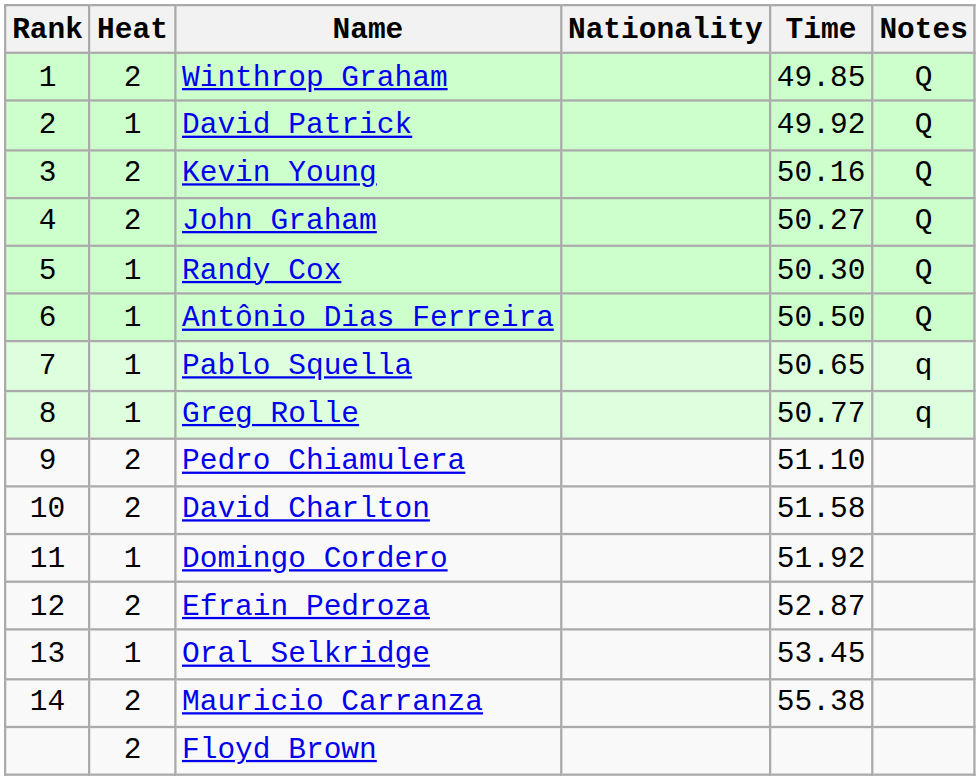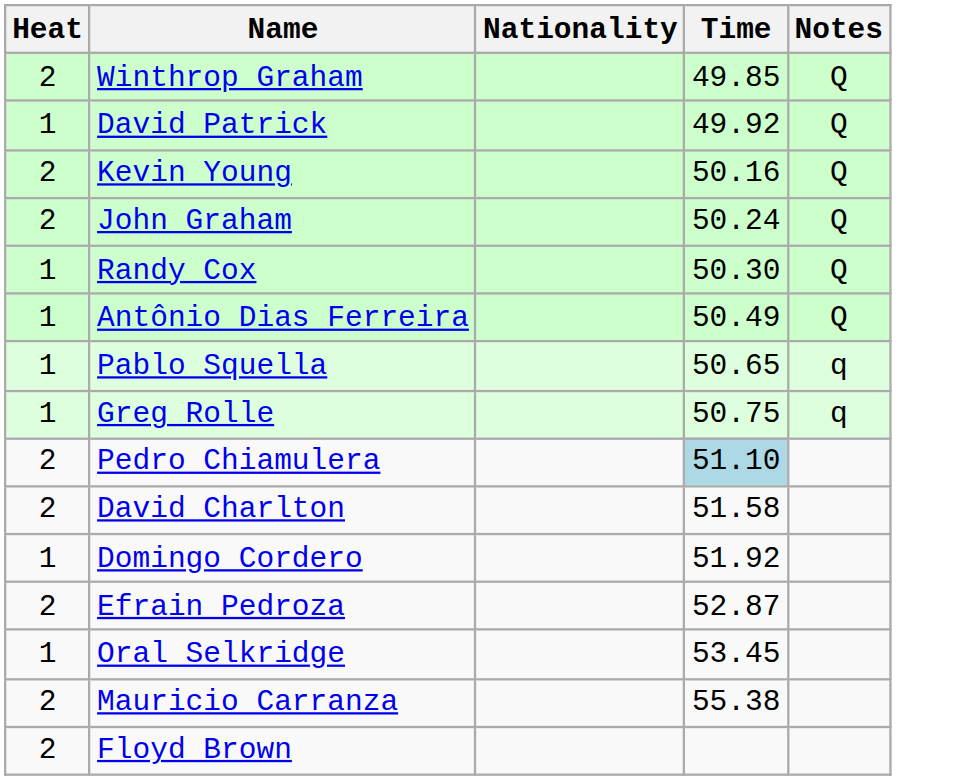- column: (48, 29)
(821, 222) 50.27 -> (736, 222) 50.24
(821, 318) 50.50 -> (736, 318) 50.49
(821, 414) 50.77 -> (736, 414) 50.75
(821, 462) no background -> (736, 462) lightblue background
